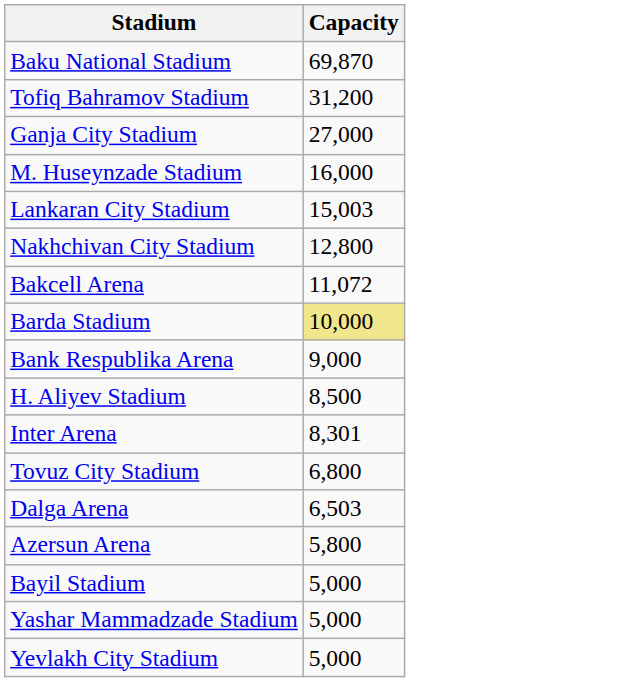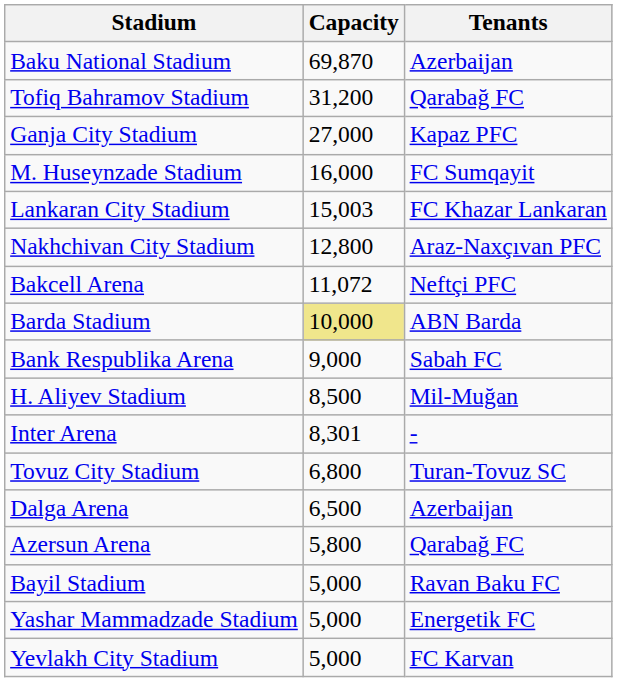+ column: (508, 23)
(335, 508) 6,503 -> (335, 508) 6,500
